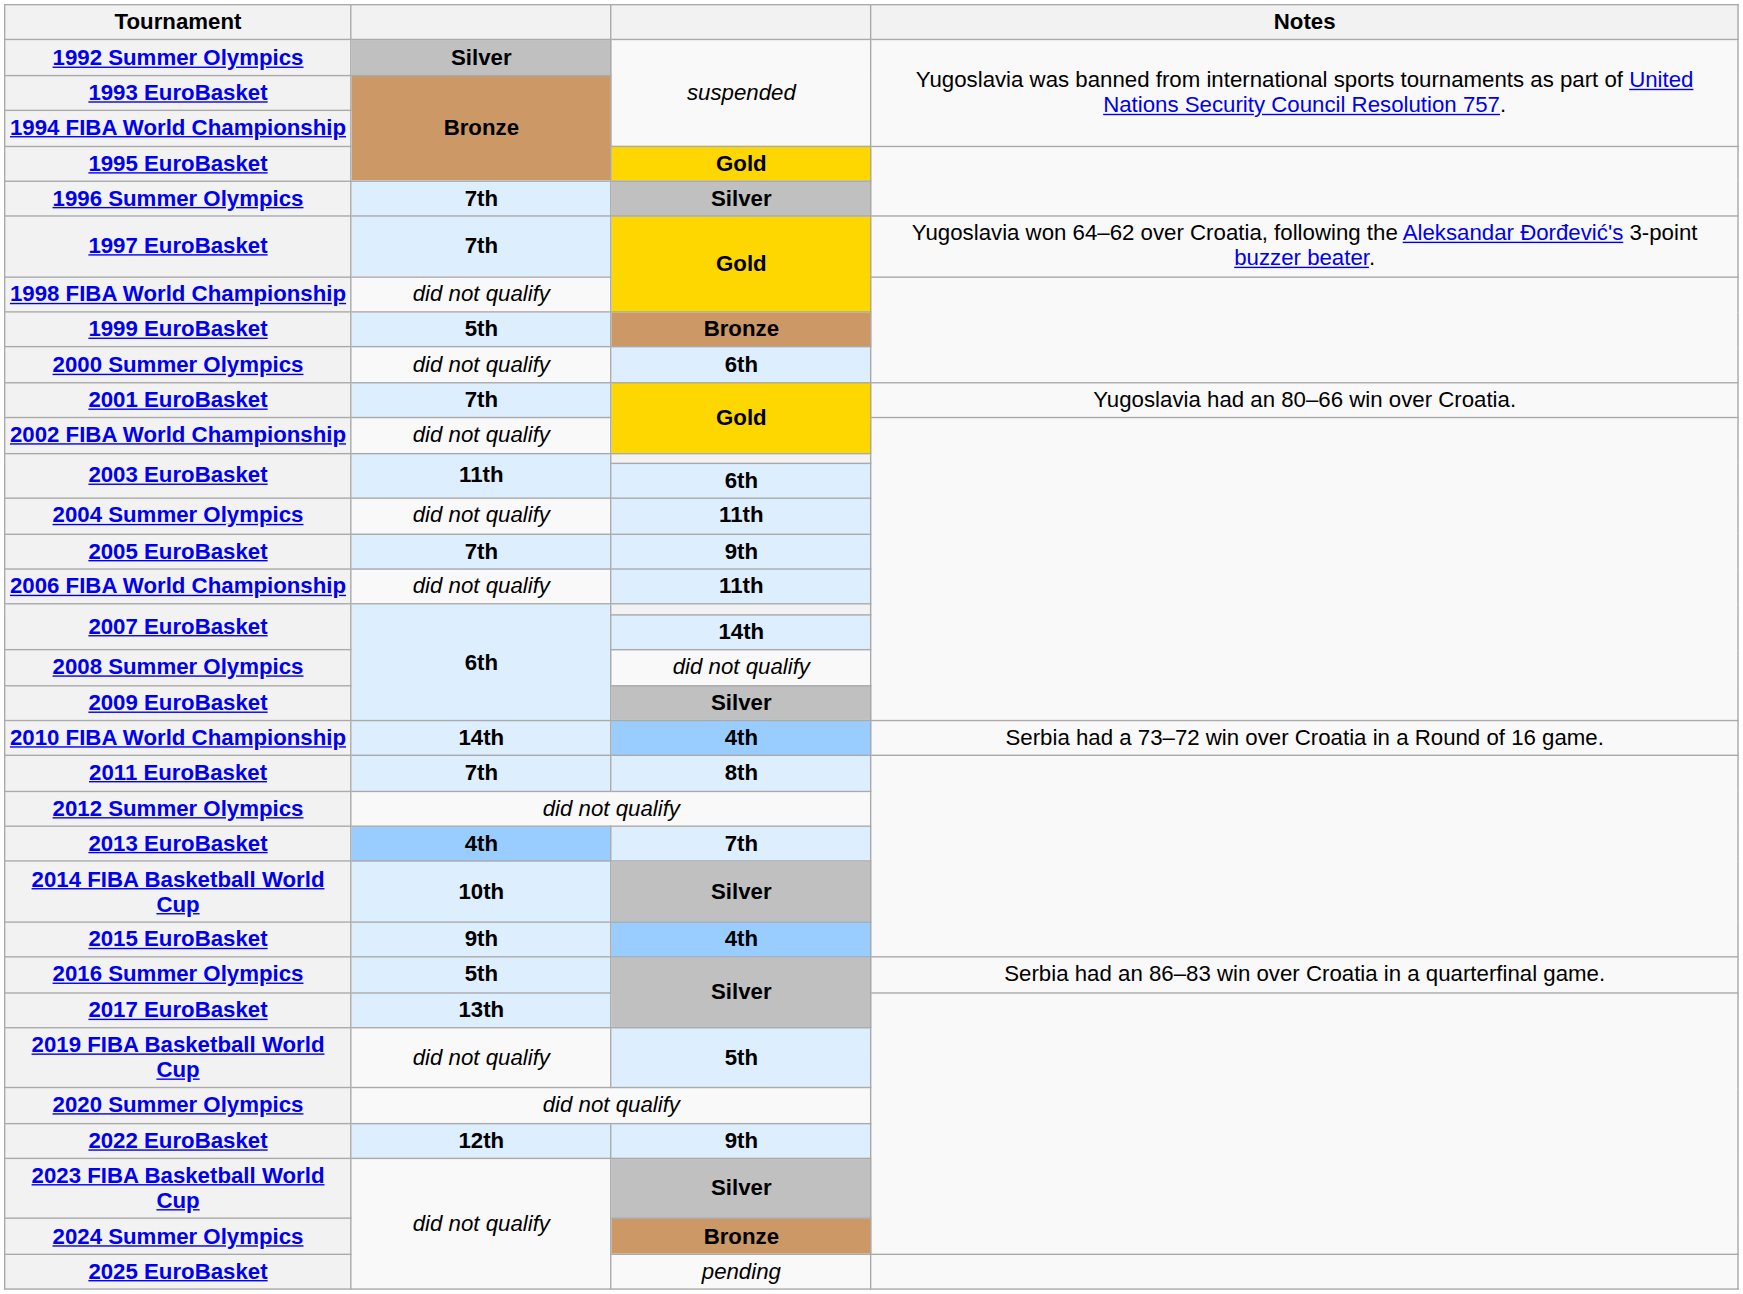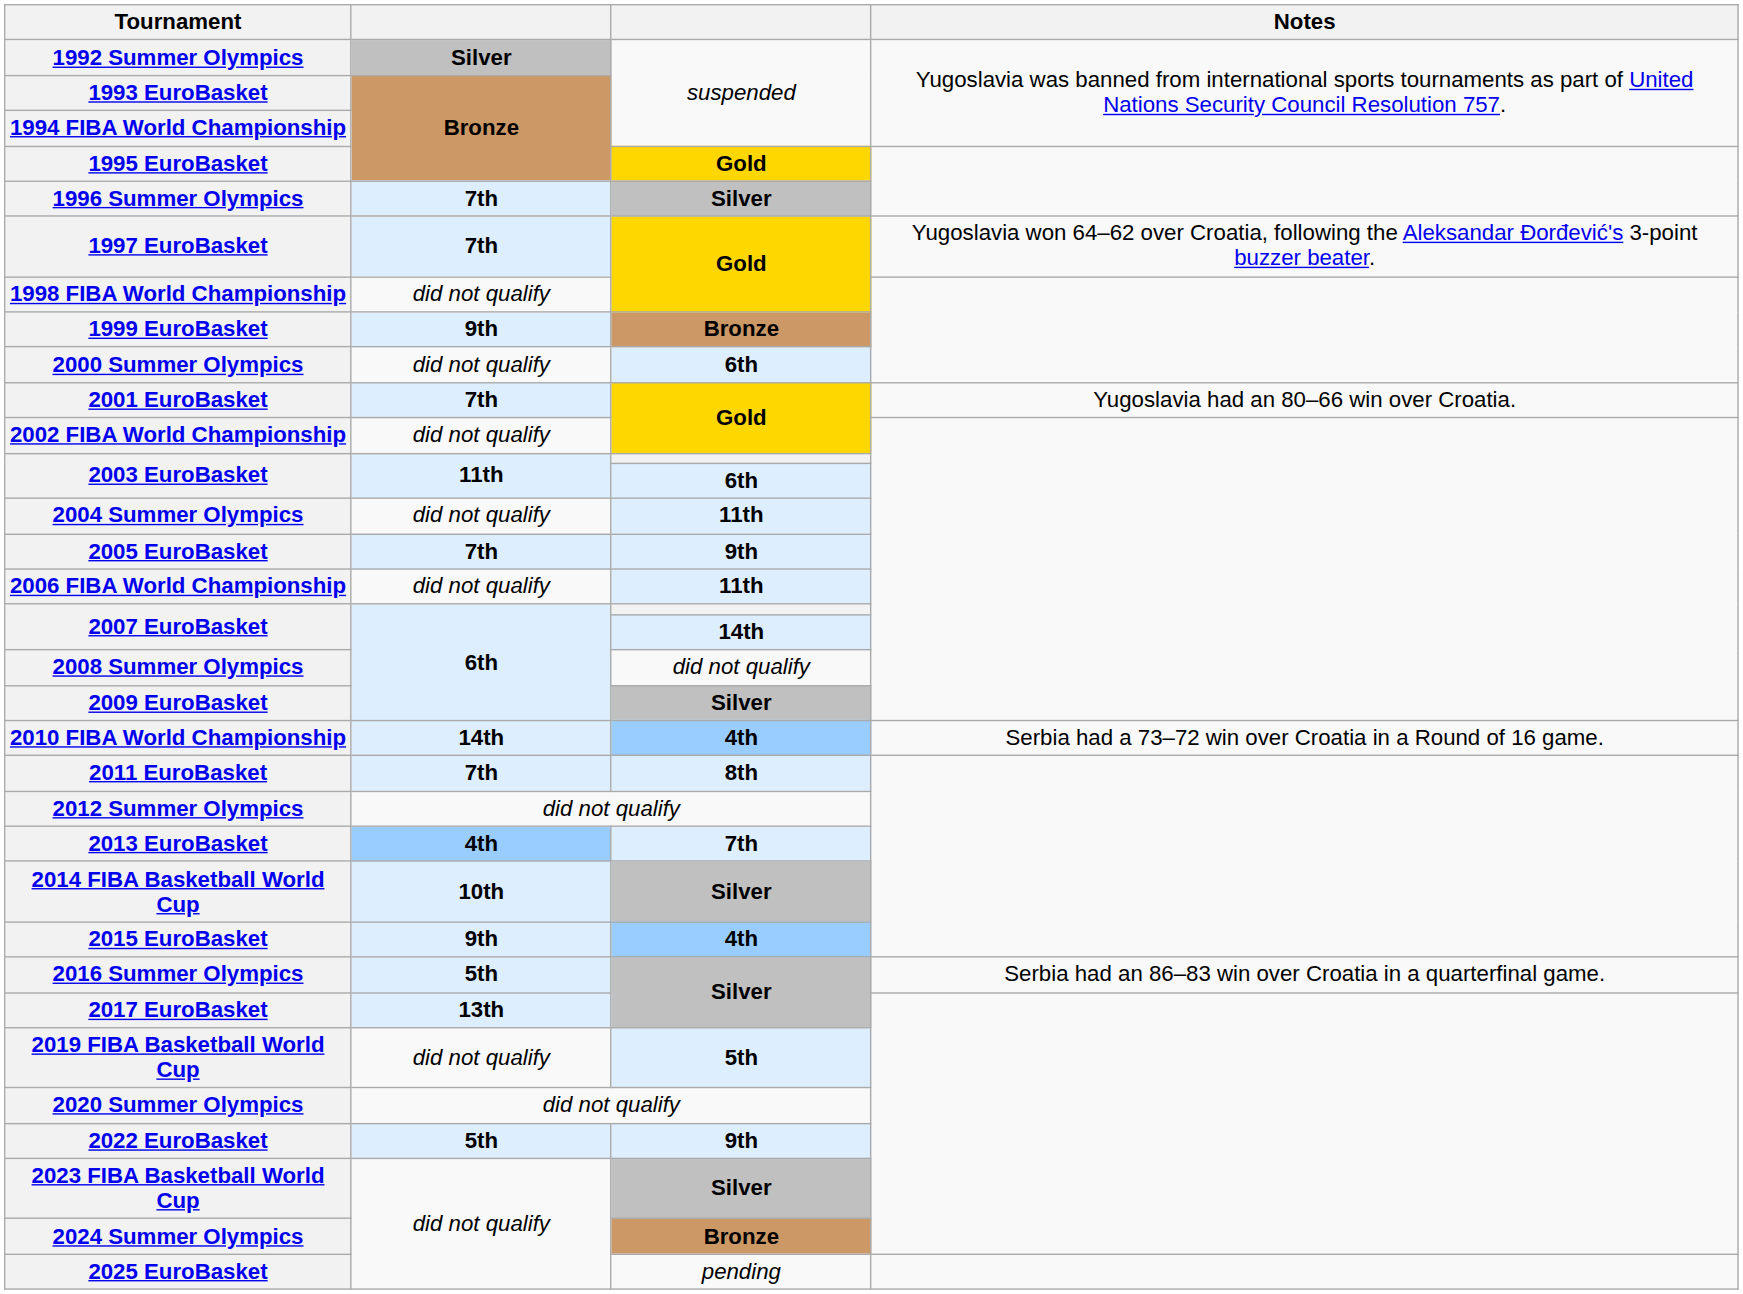(481, 329) 5th -> (481, 329) 9th
(481, 1140) 12th -> (481, 1140) 5th
